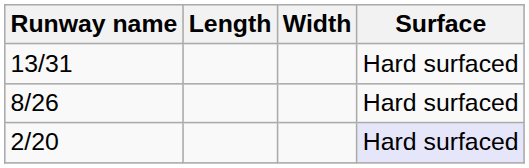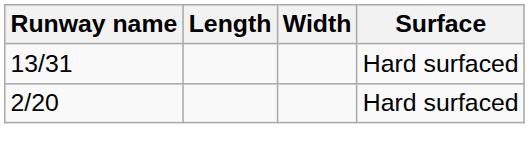- row: (35, 102)
(441, 142) lavender background -> (441, 102) no background
